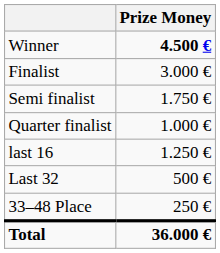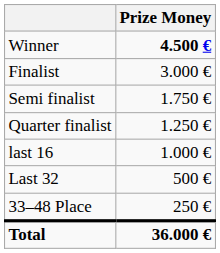(186, 125) 1.000 € -> (186, 125) 1.250 €
(186, 152) 1.250 € -> (186, 152) 1.000 €
